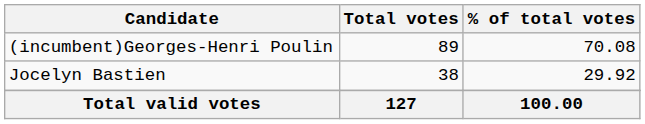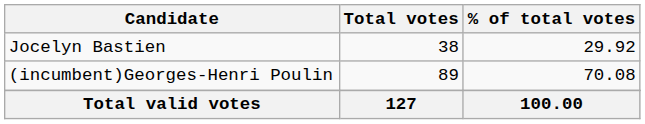rows swapped: (171, 47) <-> (87, 76)
